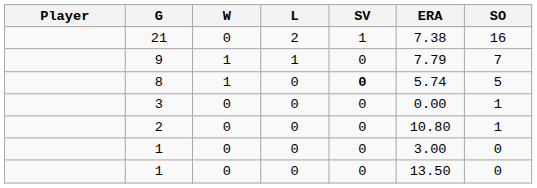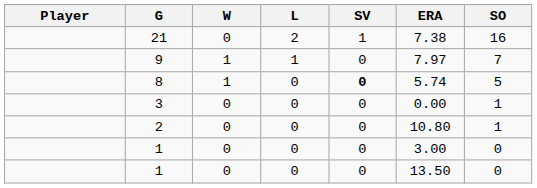(430, 60) 7.79 -> (430, 60) 7.97
